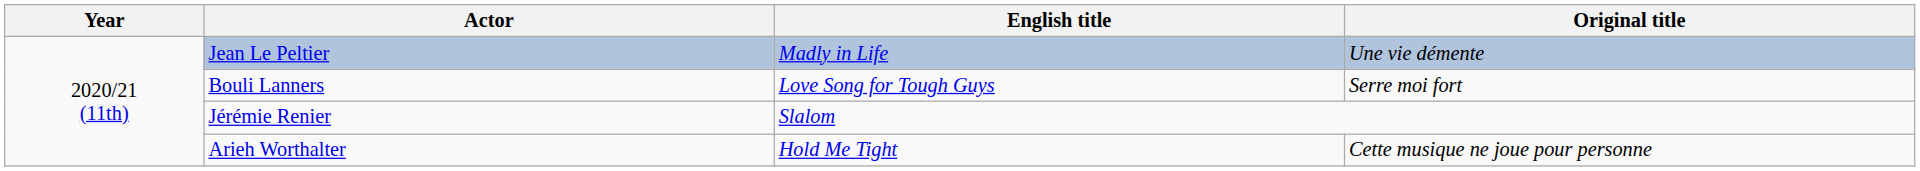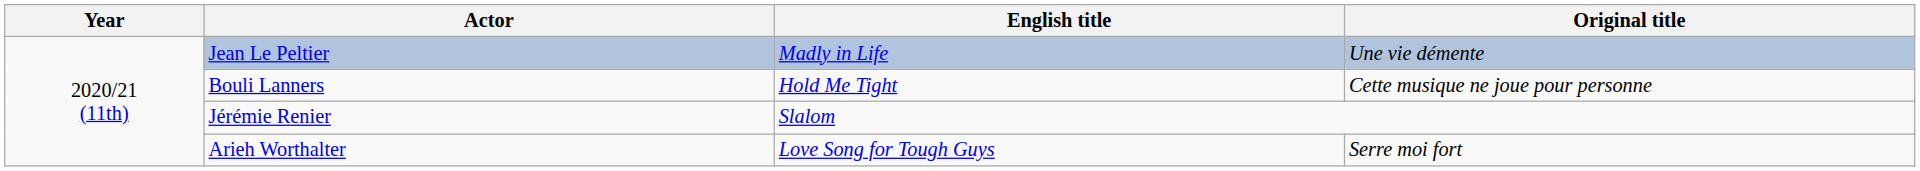(887, 85) Love Song for Tough Guys -> (838, 85) Hold Me Tight
(1406, 85) Serre moi fort -> (1500, 85) Cette musique ne joue pour personne
(838, 149) Hold Me Tight -> (887, 149) Love Song for Tough Guys
(1500, 149) Cette musique ne joue pour personne -> (1406, 149) Serre moi fort
